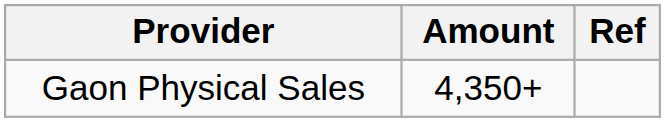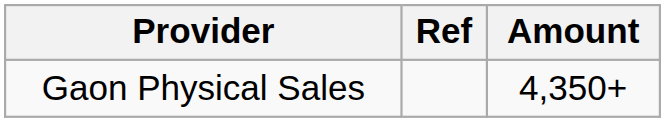columns swapped: (488, 32) <-> (617, 32)
